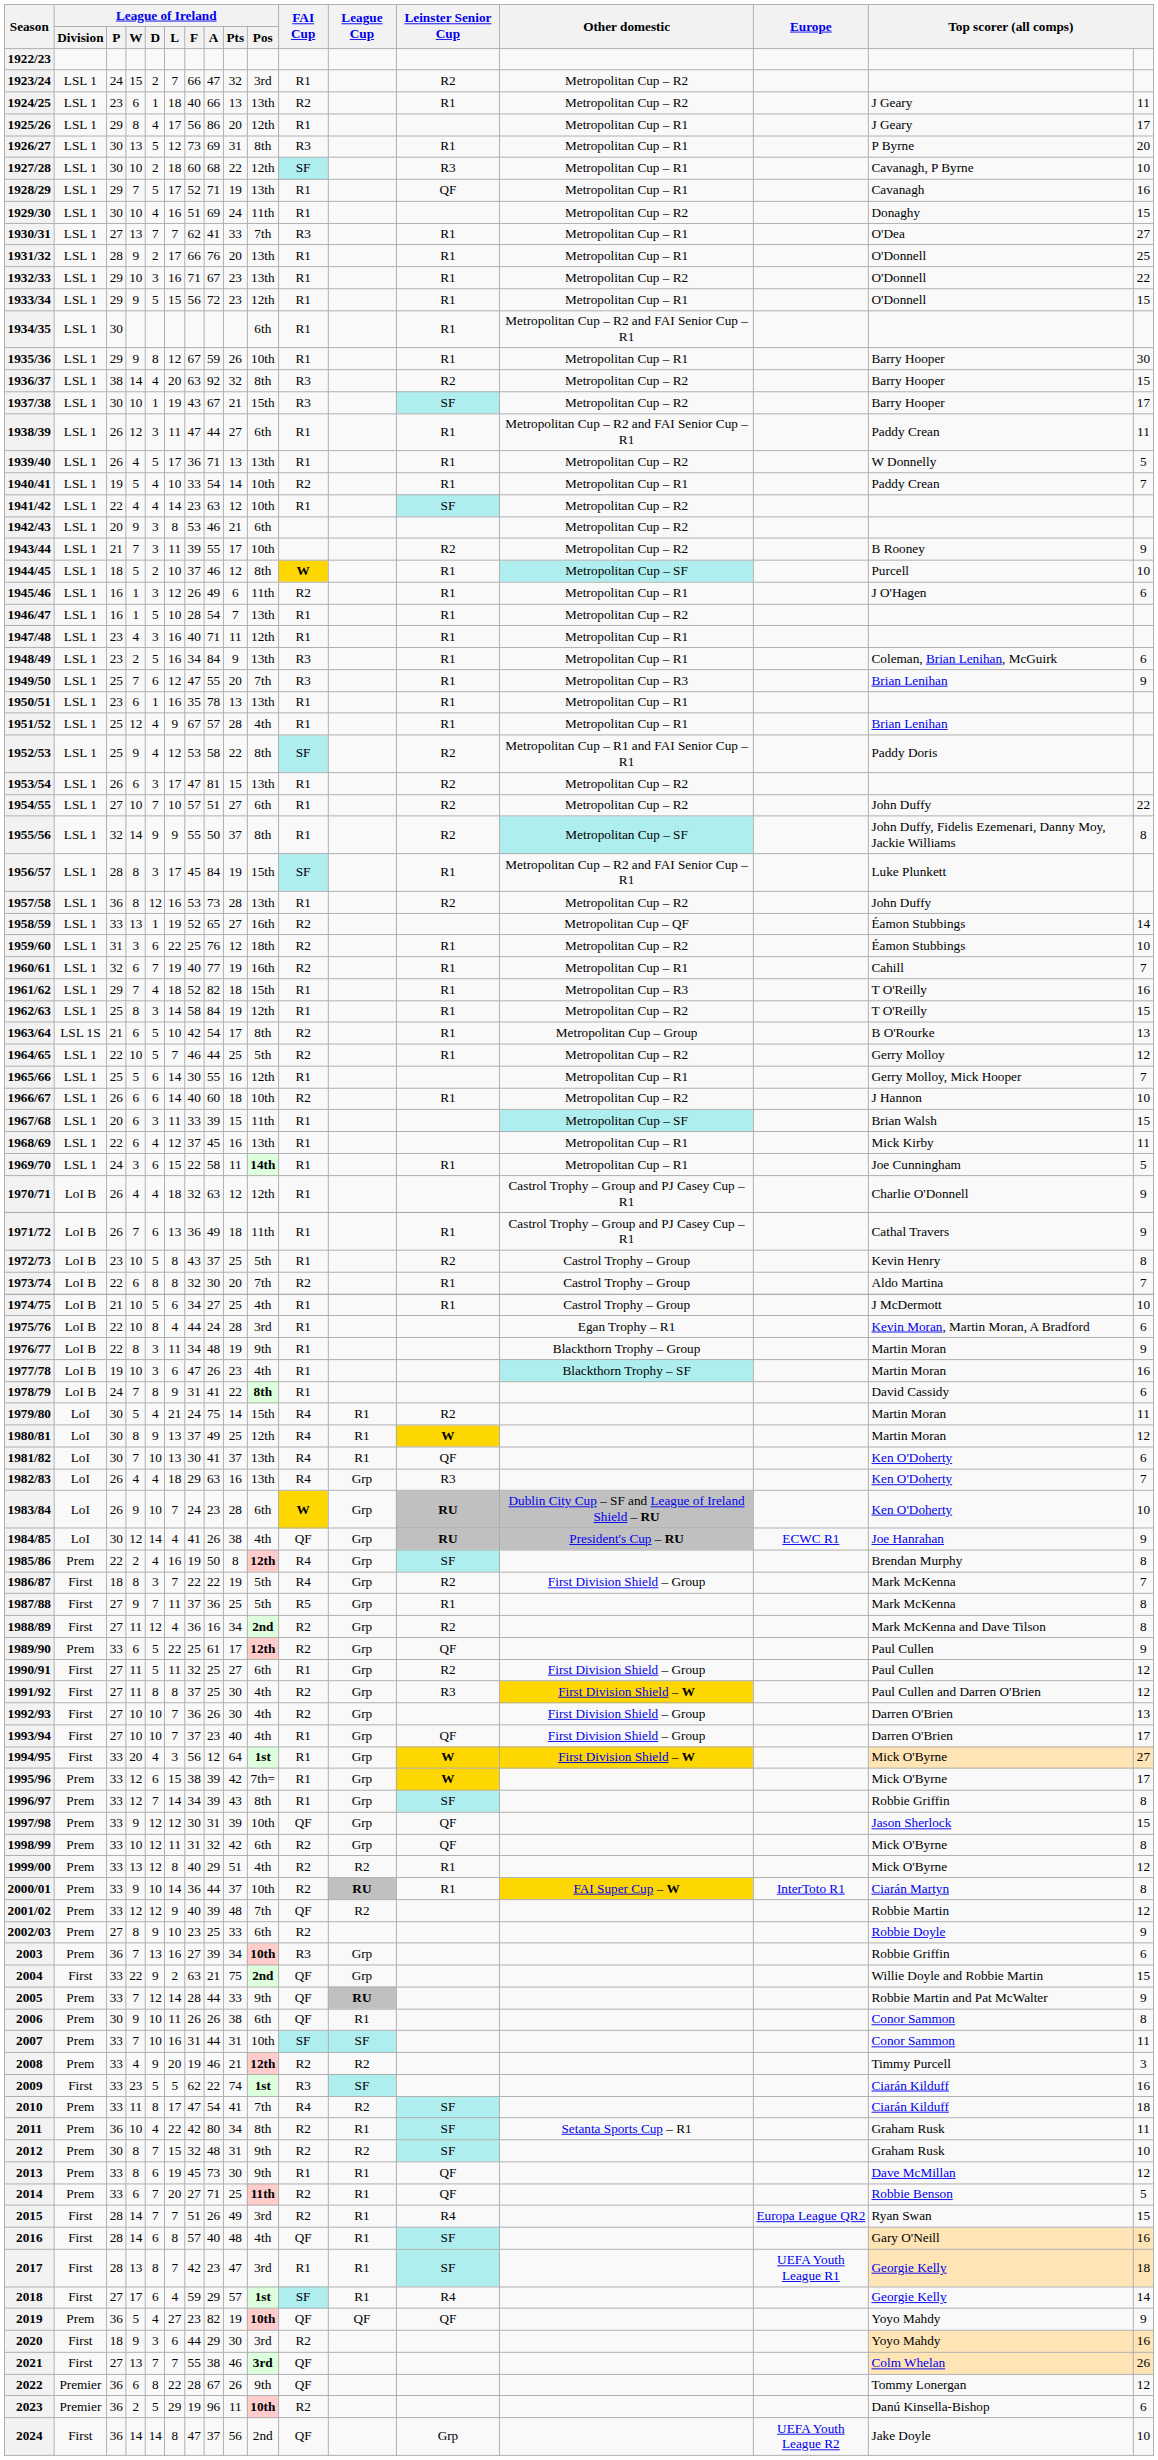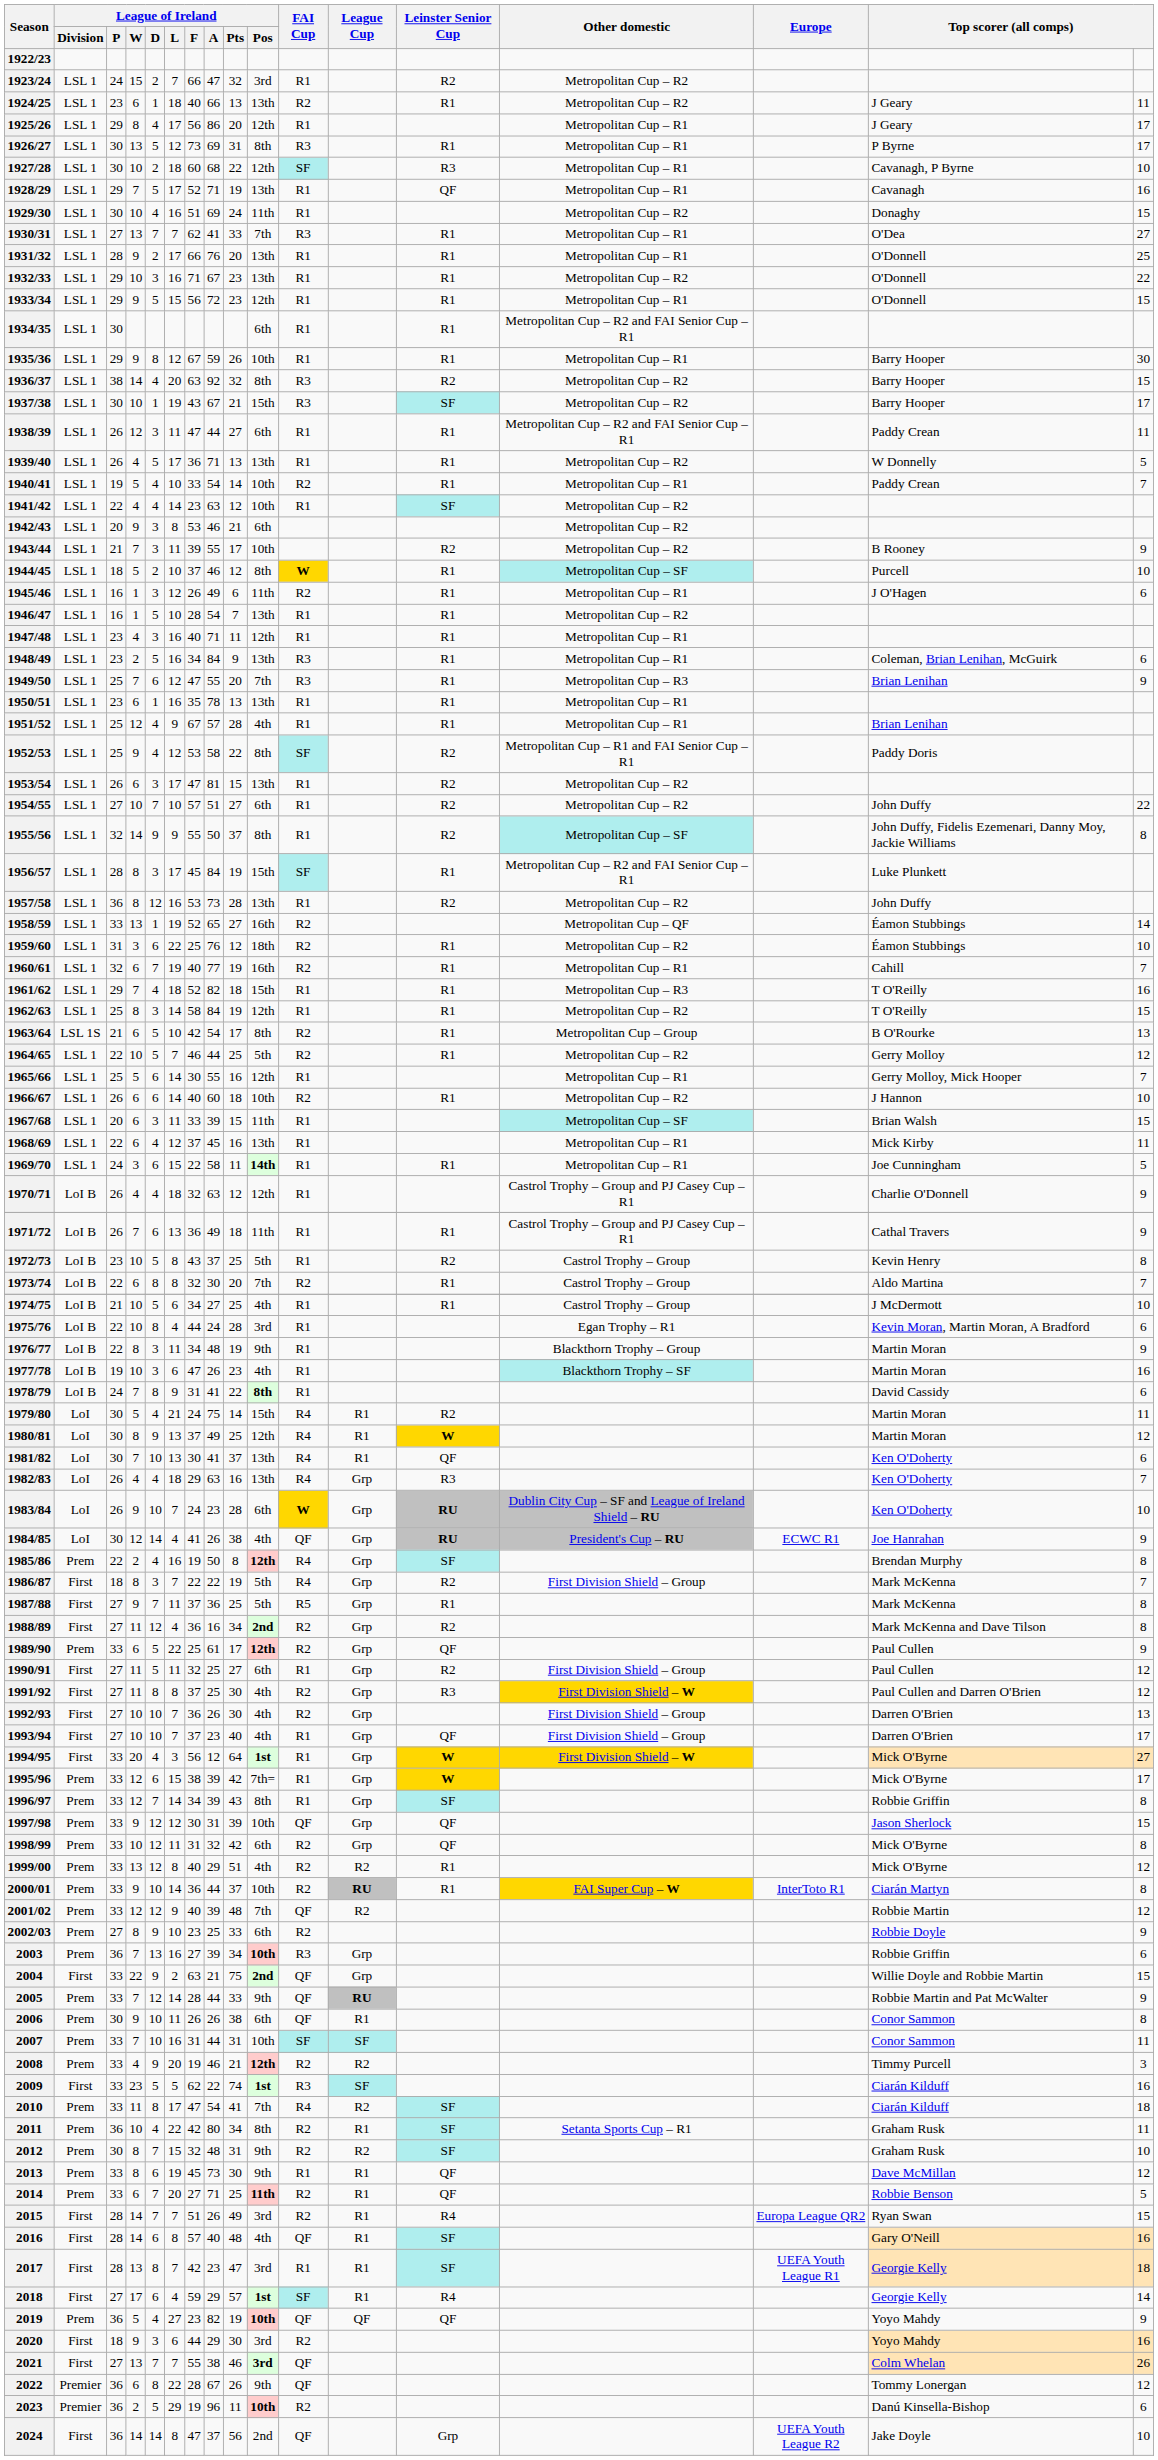(1143, 146) 20 -> (1143, 146) 17
